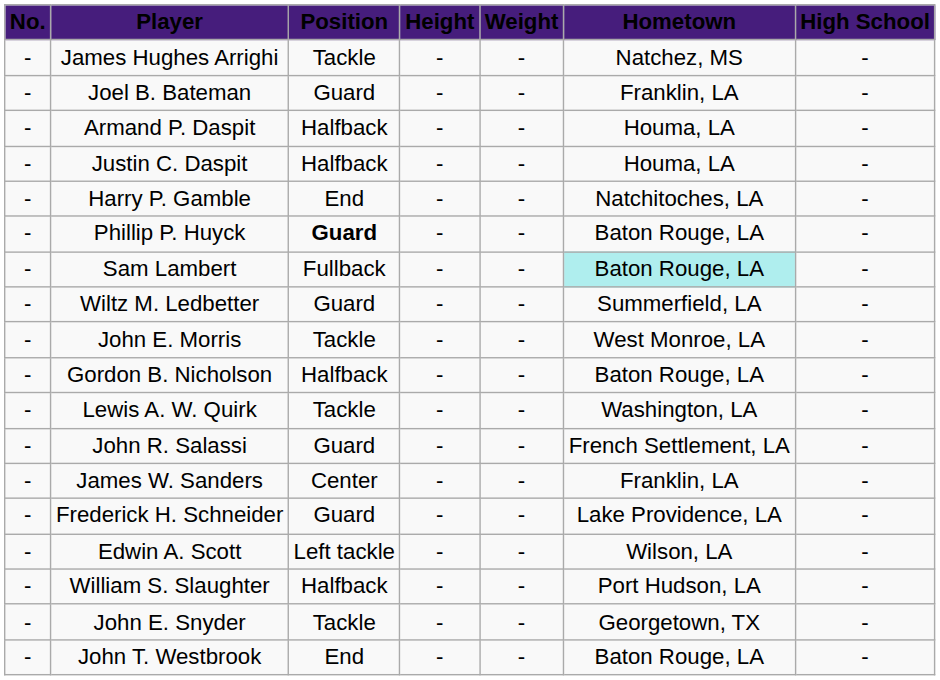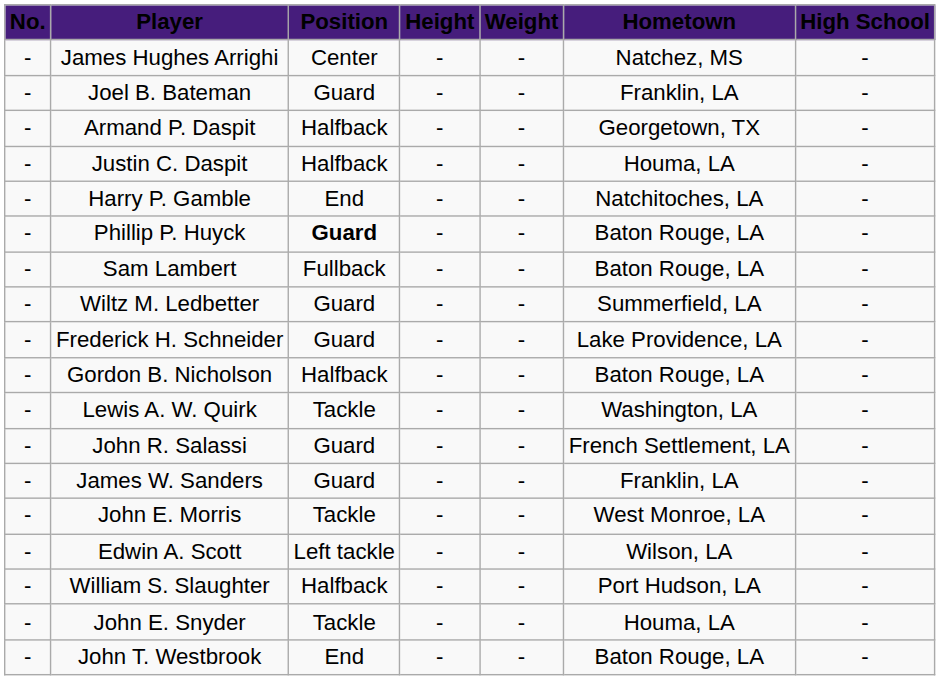(344, 57) Tackle -> (344, 57) Center
(679, 127) Houma, LA -> (679, 127) Georgetown, TX
(679, 269) paleturquoise background -> (679, 269) no background
rows swapped: (170, 339) <-> (170, 515)
(344, 480) Center -> (344, 480) Guard
(679, 621) Georgetown, TX -> (679, 621) Houma, LA
